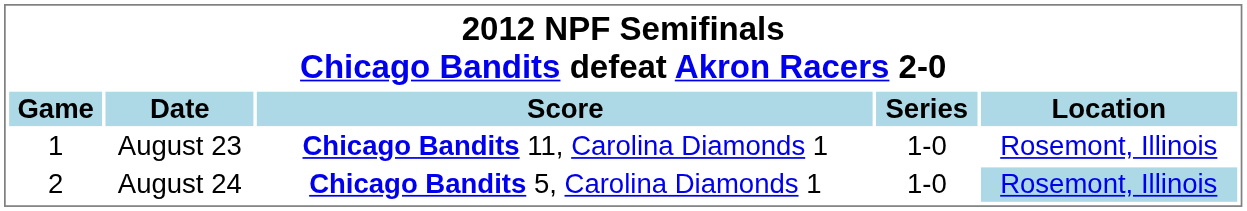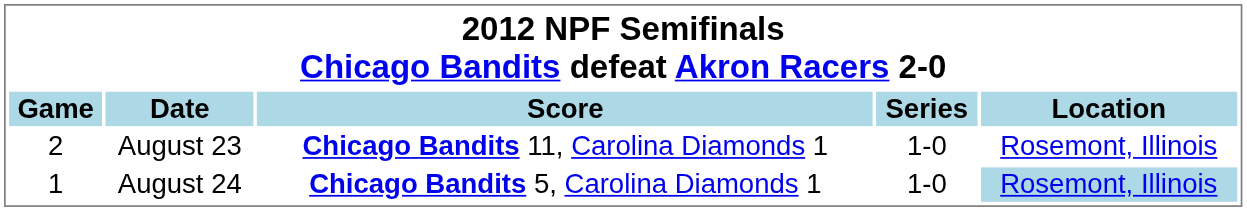(56, 146) 1 -> (56, 146) 2
(56, 184) 2 -> (56, 184) 1
